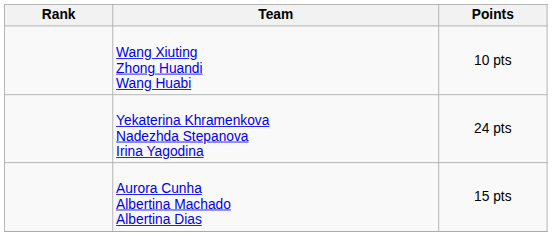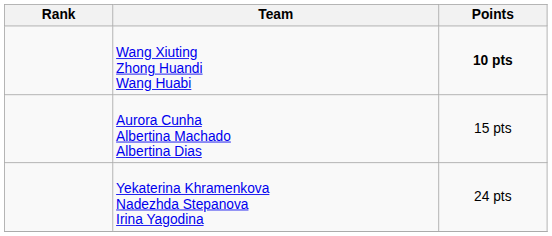(493, 60) normal -> (493, 60) bold
rows swapped: (173, 204) <-> (193, 136)
